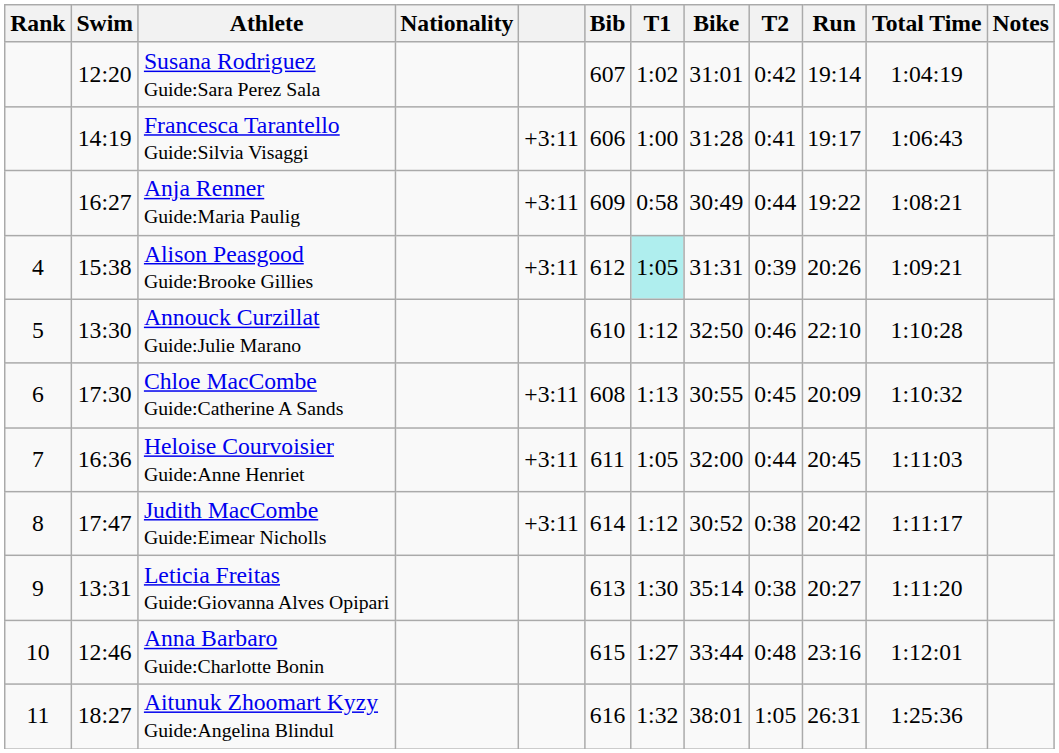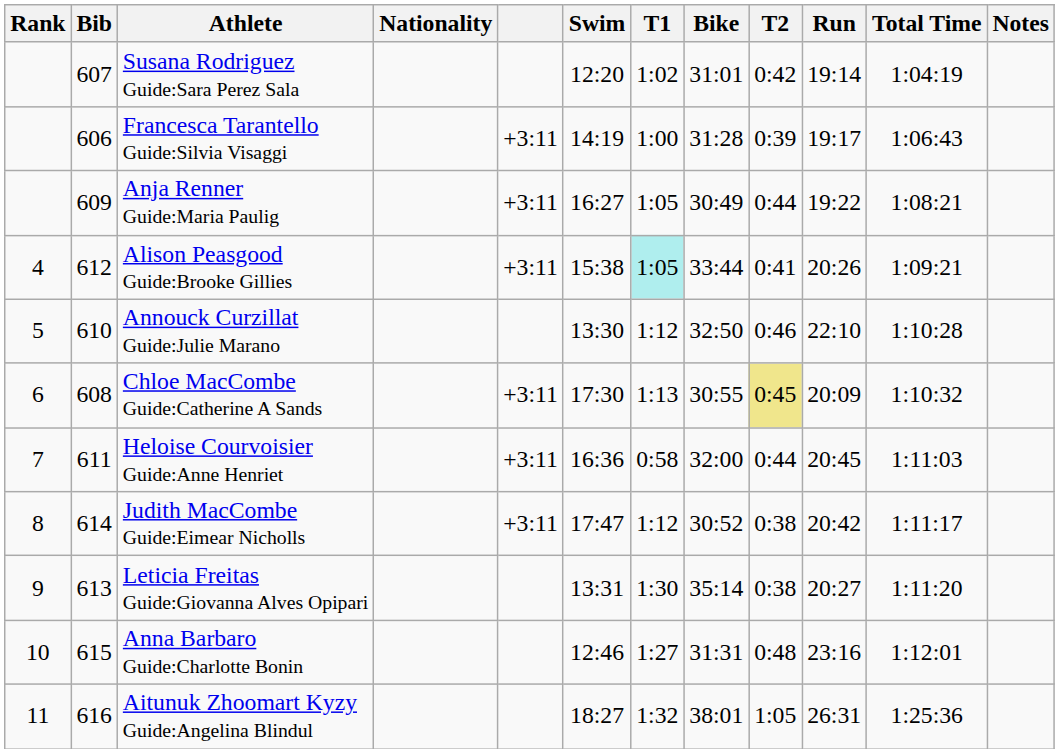columns swapped: (608, 23) <-> (105, 23)
(775, 138) 0:41 -> (775, 138) 0:39
(657, 202) 0:58 -> (657, 202) 1:05
(716, 266) 31:31 -> (716, 266) 33:44
(775, 266) 0:39 -> (775, 266) 0:41
(775, 395) no background -> (775, 395) khaki background
(657, 459) 1:05 -> (657, 459) 0:58
(716, 651) 33:44 -> (716, 651) 31:31
